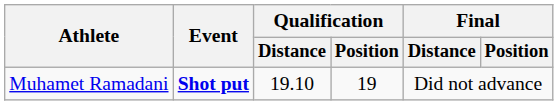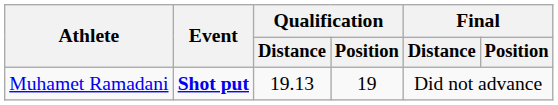(292, 83) 19.10 -> (292, 83) 19.13
